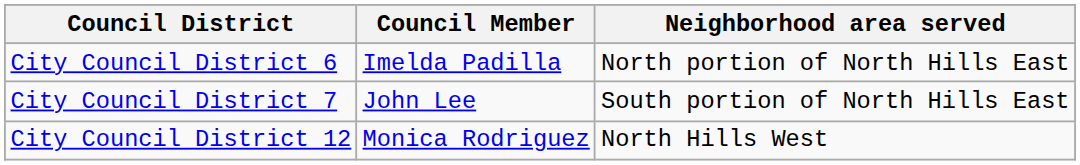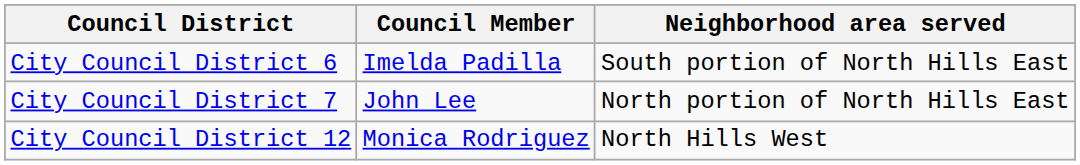(835, 63) North portion of North Hills East -> (835, 63) South portion of North Hills East
(835, 101) South portion of North Hills East -> (835, 101) North portion of North Hills East
